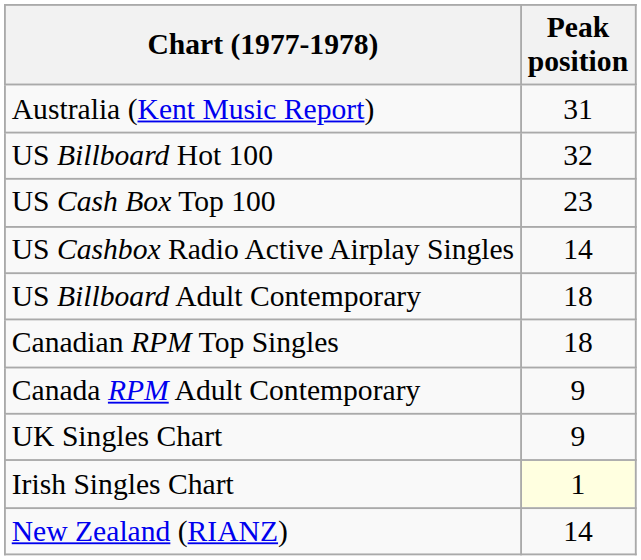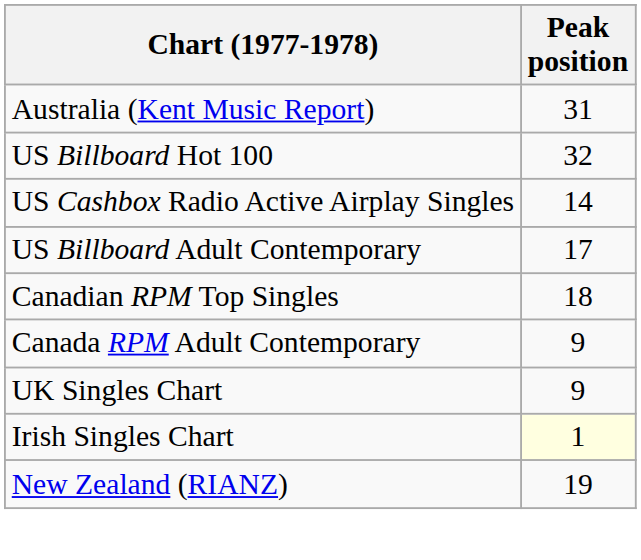- row: (144, 202)
(578, 295) 18 -> (578, 249) 17
(578, 530) 14 -> (578, 483) 19
